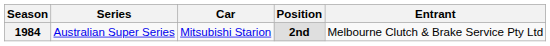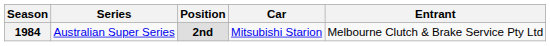columns swapped: (299, 14) <-> (226, 14)
